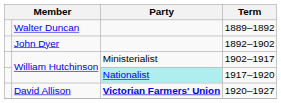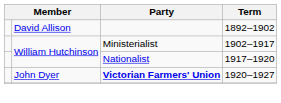- row: (250, 28)
(37, 43) John Dyer -> (42, 28) David Allison
(126, 75) paleturquoise background -> (126, 59) no background
(42, 91) David Allison -> (37, 75) John Dyer
